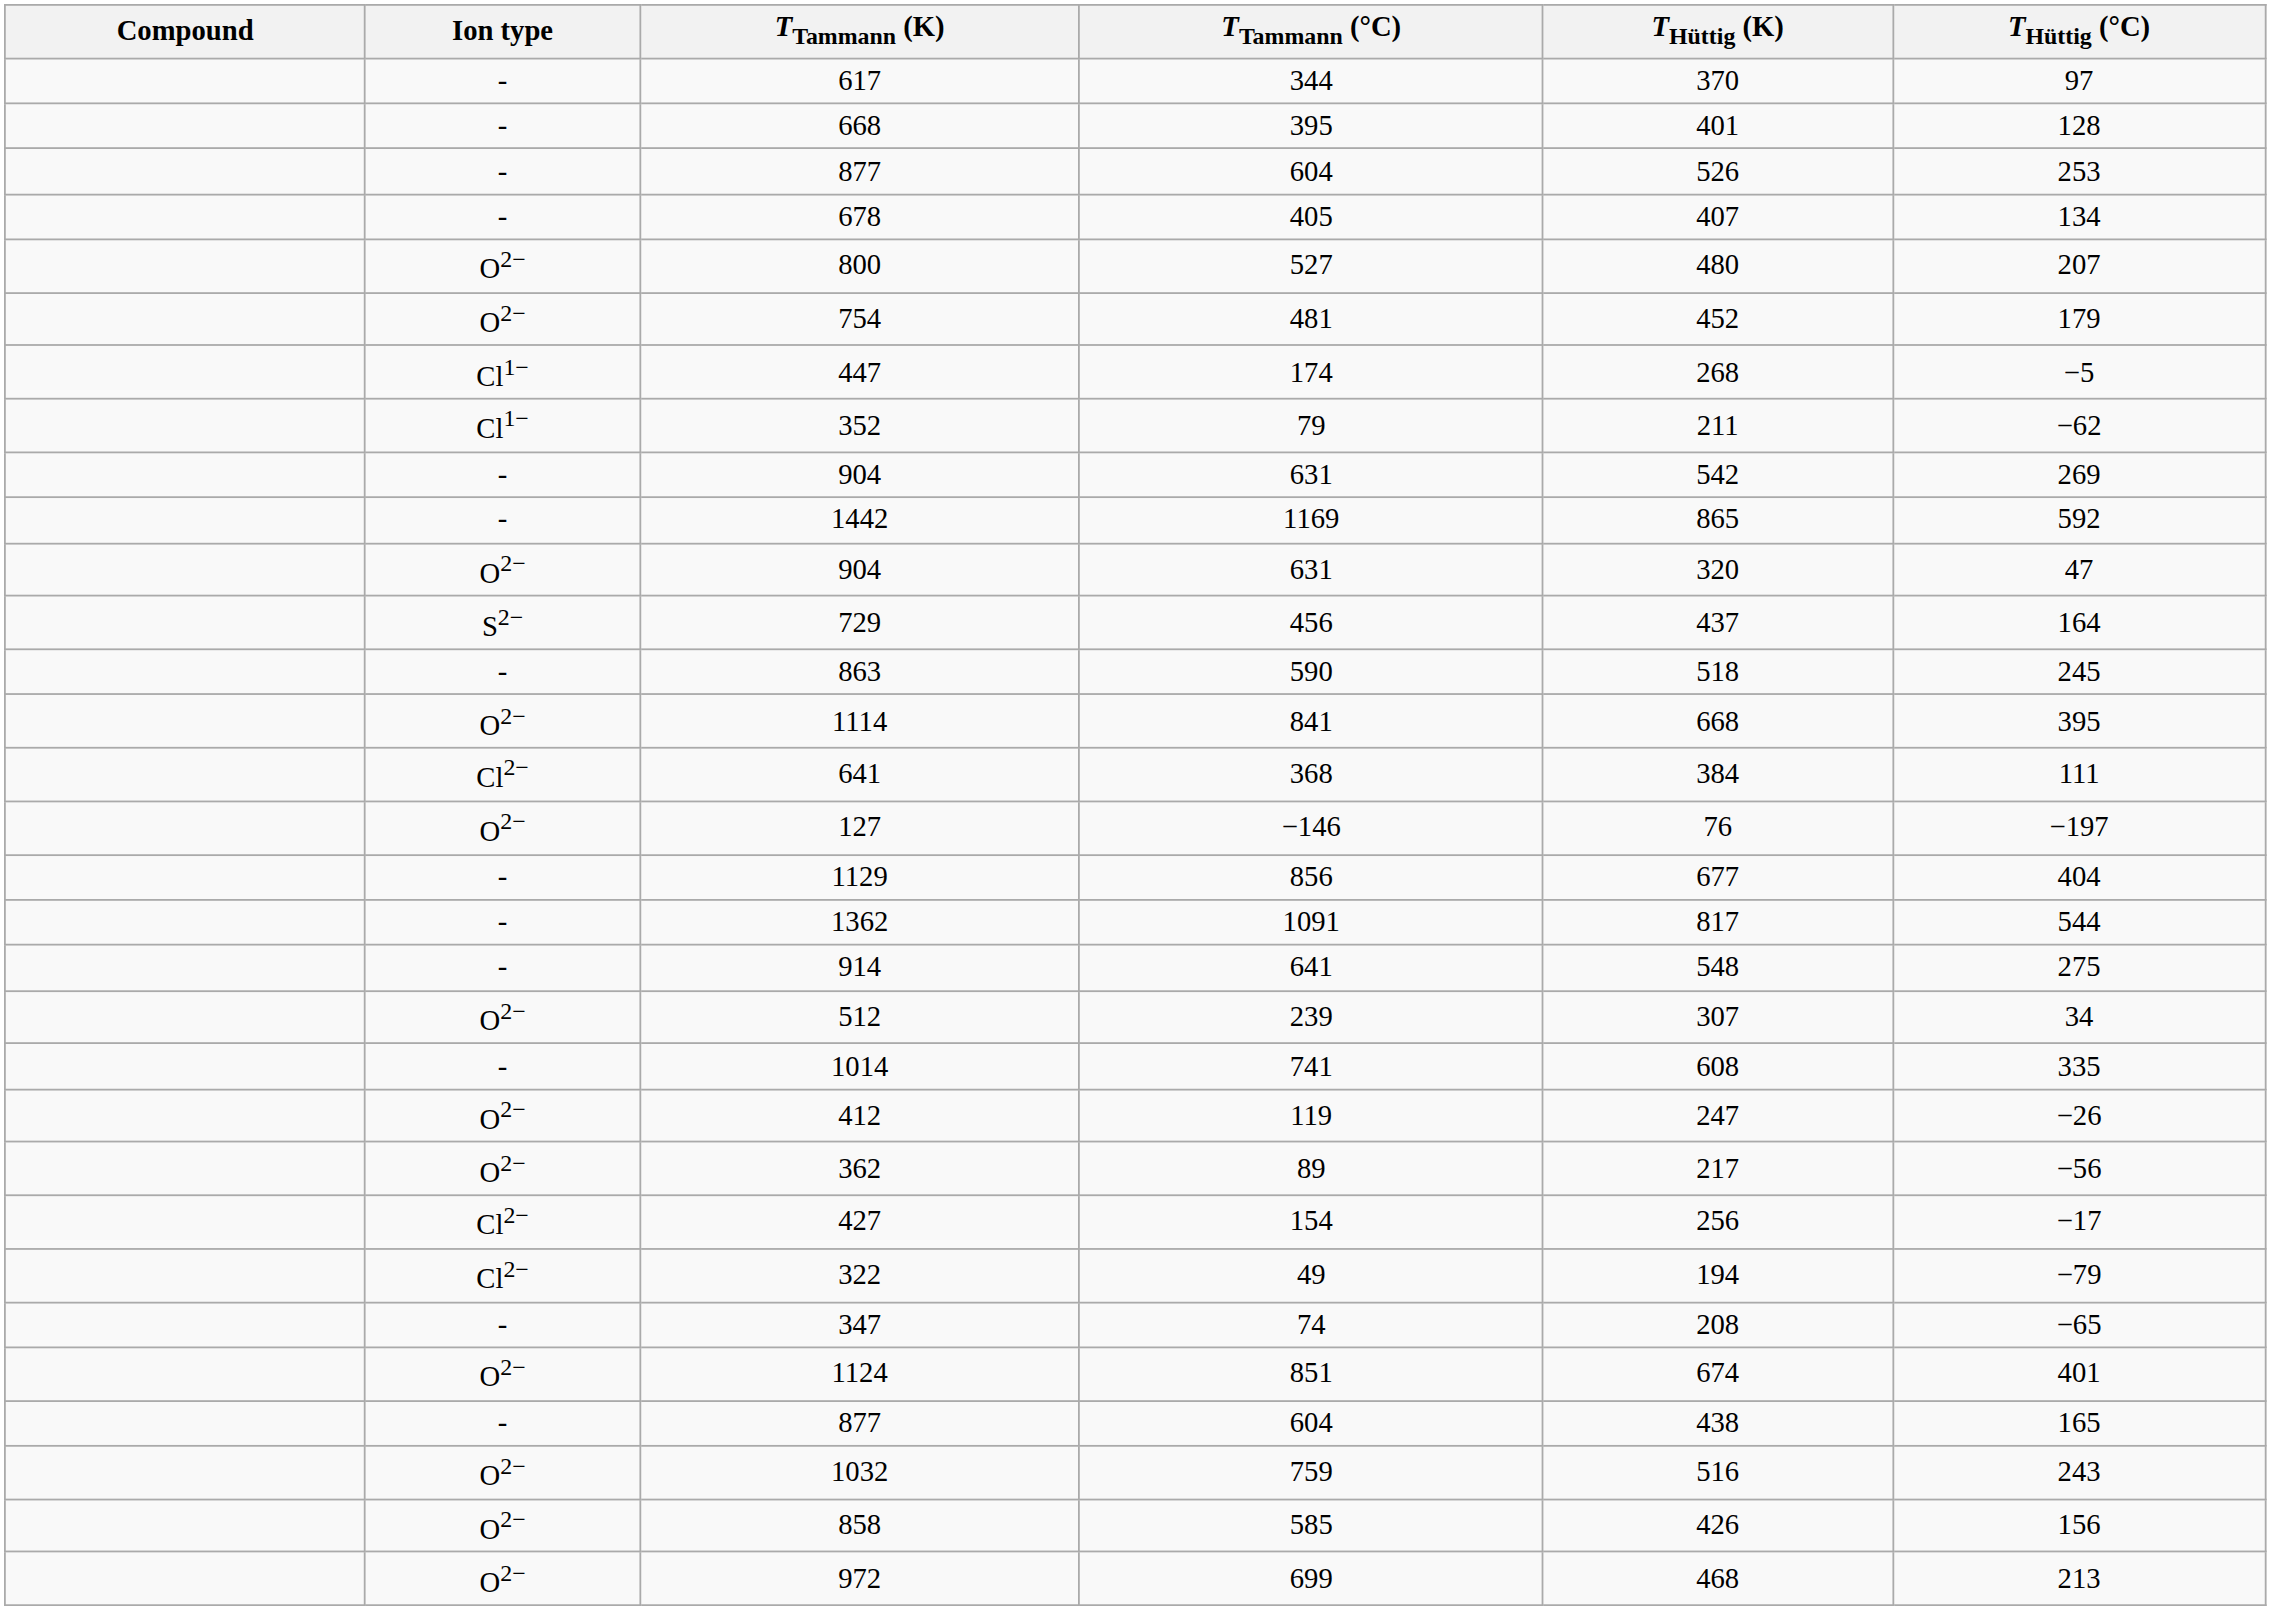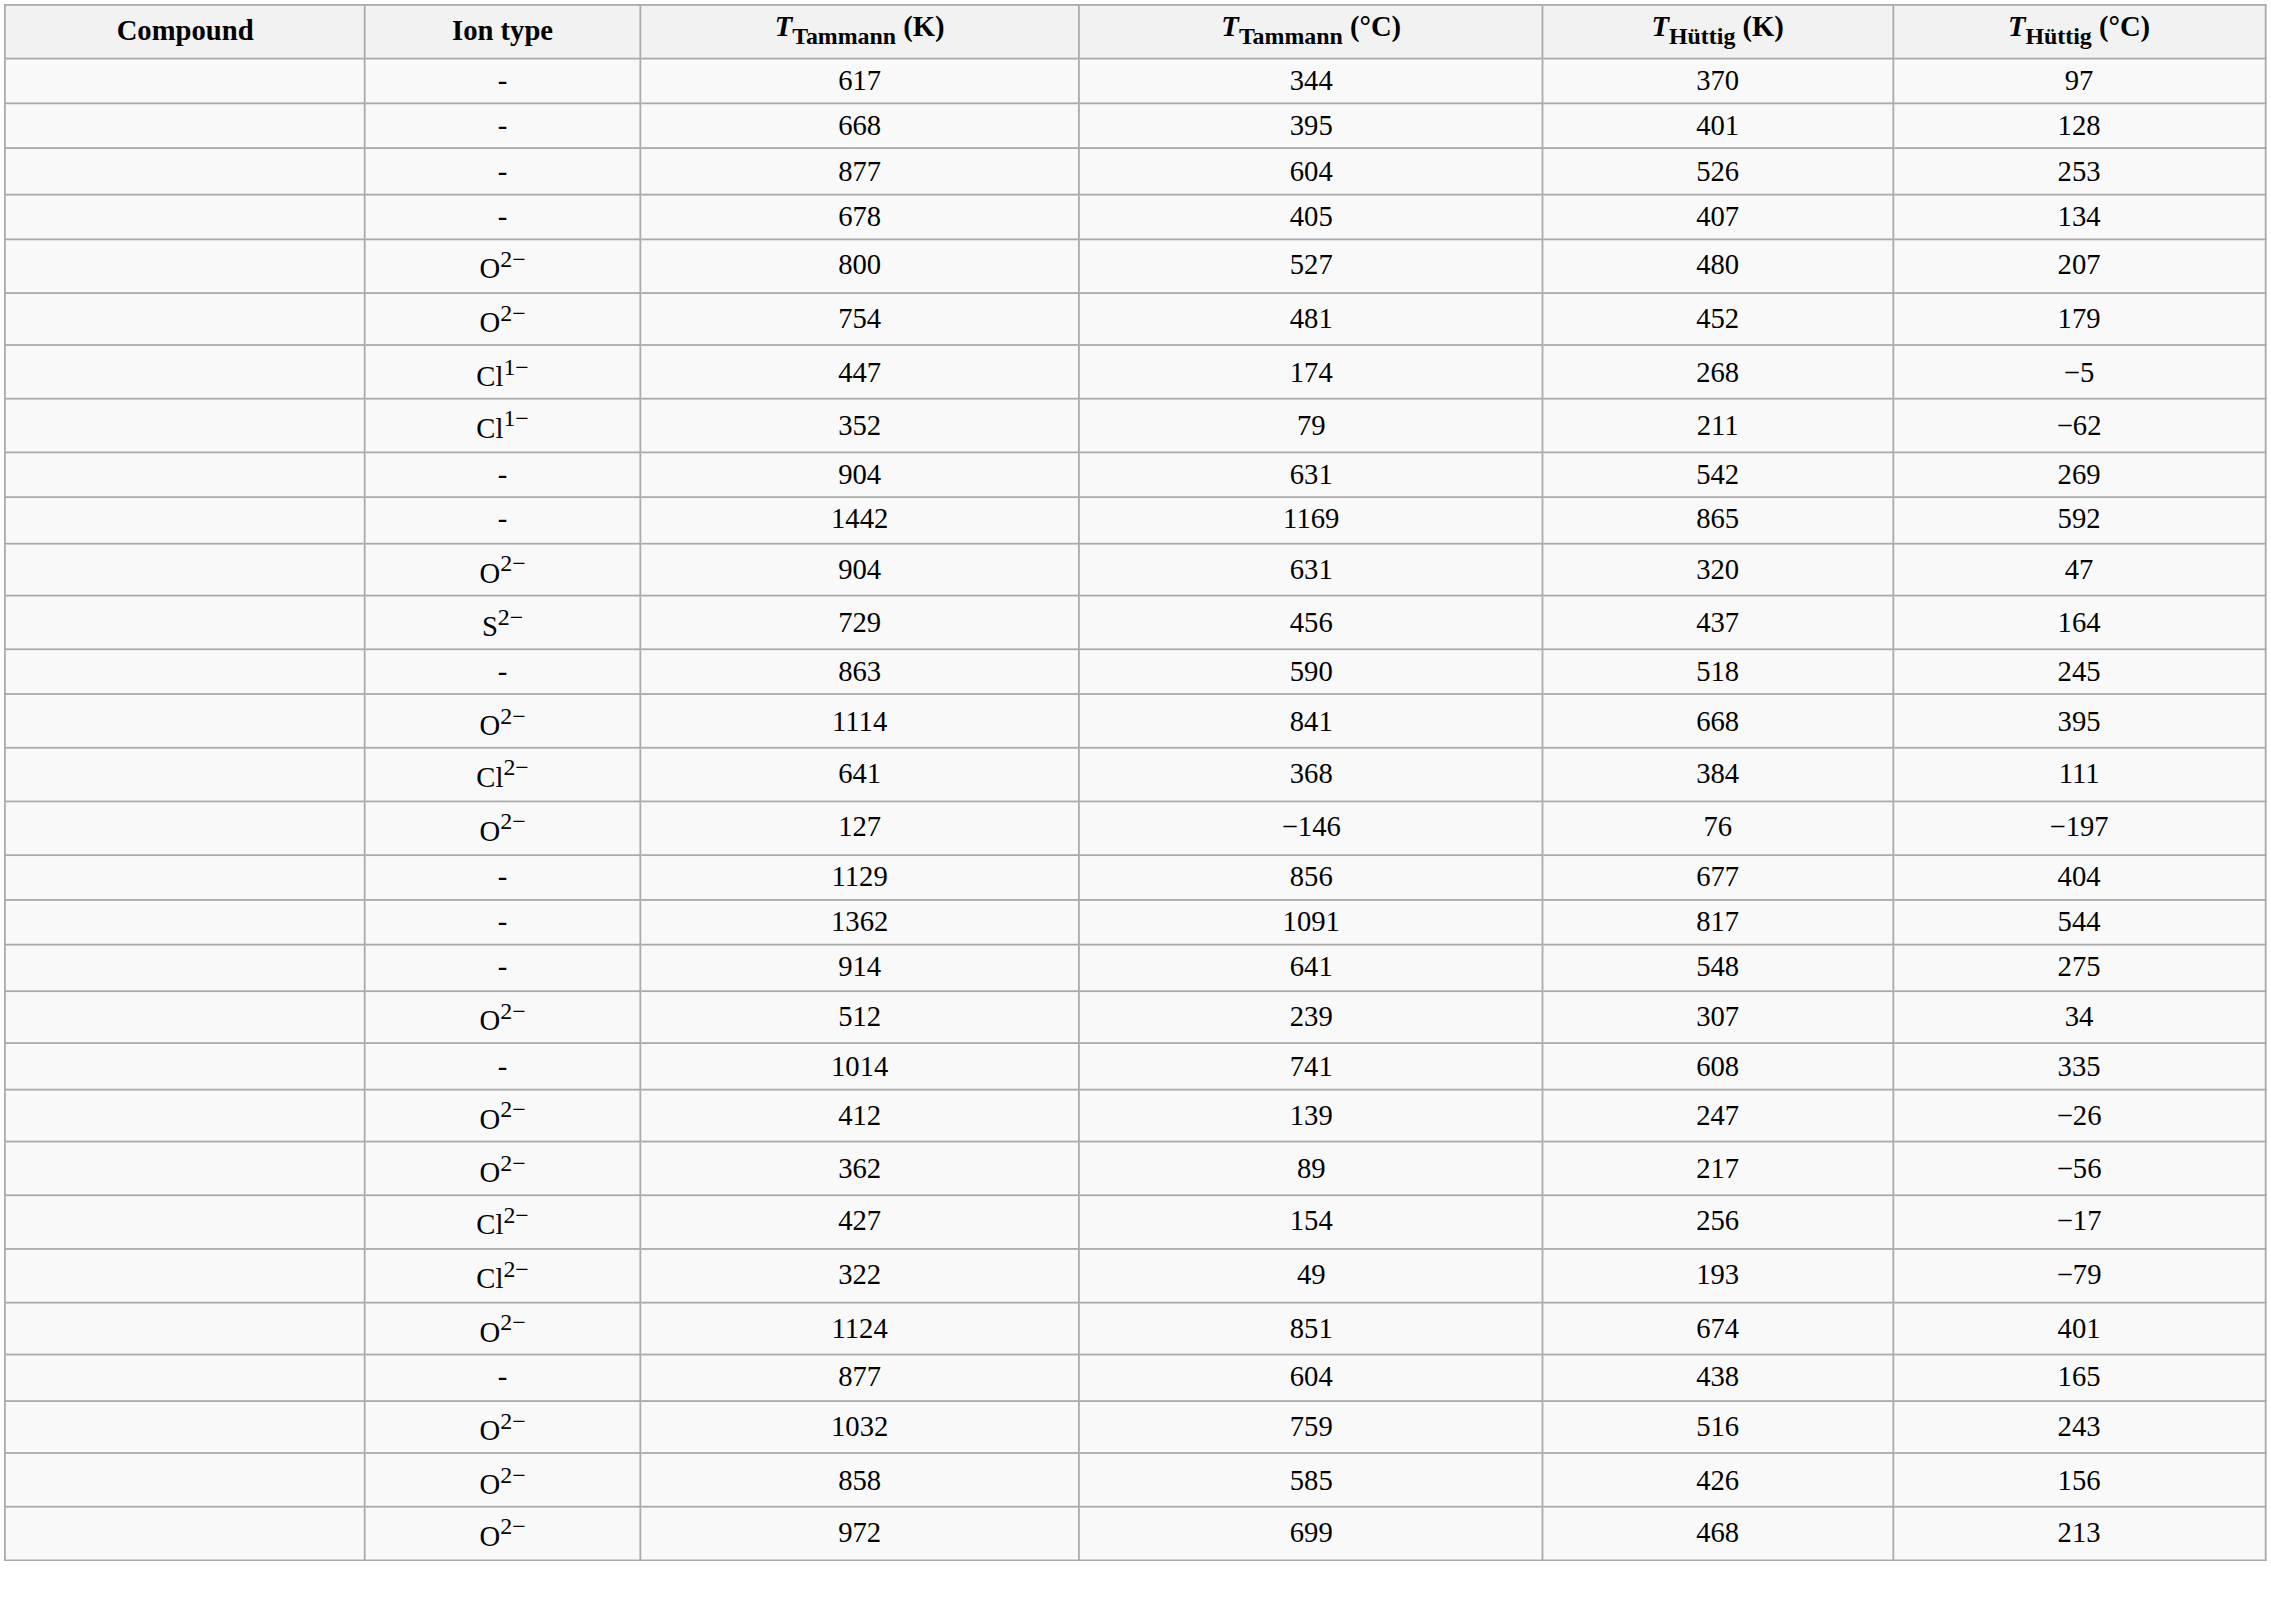(1311, 1115) 119 -> (1311, 1115) 139
(1718, 1274) 194 -> (1718, 1274) 193
- row: (503, 1324)
